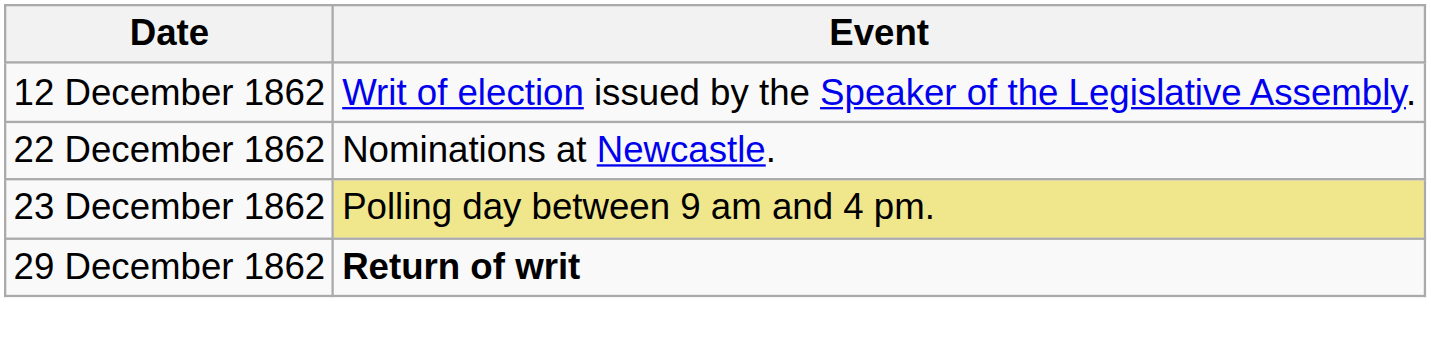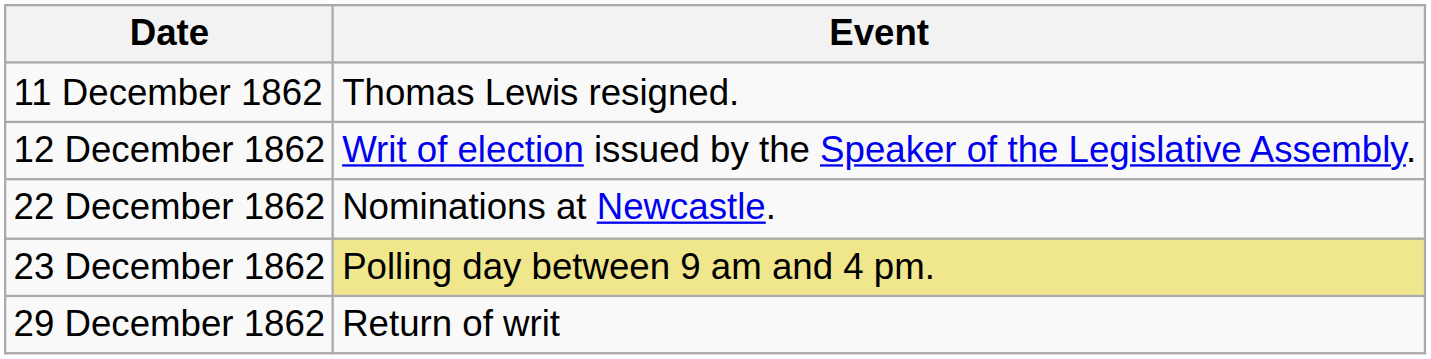+ row: (168, 91)
(461, 265) bold -> (451, 324) normal
